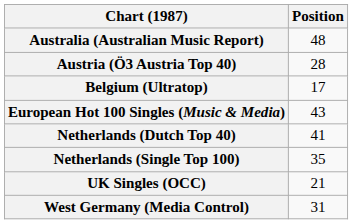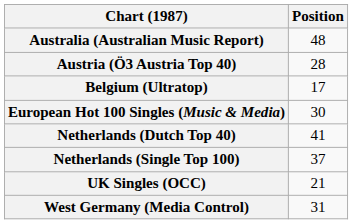(318, 111) 43 -> (318, 111) 30
(318, 159) 35 -> (318, 159) 37
